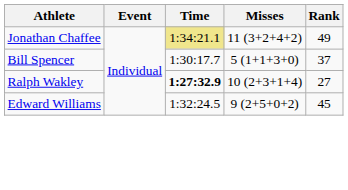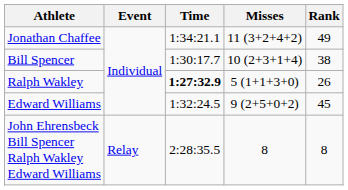(195, 38) khaki background -> (195, 38) no background
(265, 60) 5 (1+1+3+0) -> (265, 60) 10 (2+3+1+4)
(324, 60) 37 -> (324, 60) 38
(265, 82) 10 (2+3+1+4) -> (265, 82) 5 (1+1+3+0)
(324, 82) 27 -> (324, 82) 26
+ row: (54, 150)
